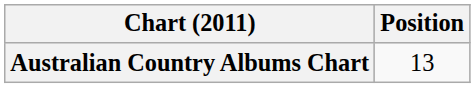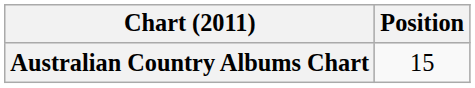(422, 62) 13 -> (422, 62) 15
